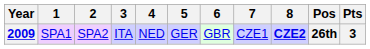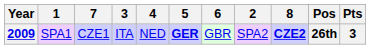columns swapped: (93, 14) <-> (252, 14)
(184, 34) normal -> (185, 34) bold
